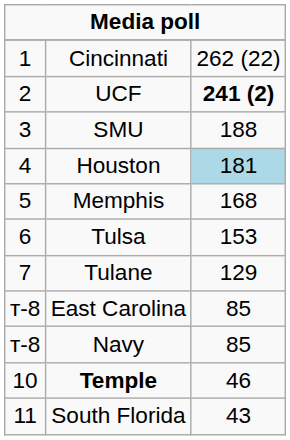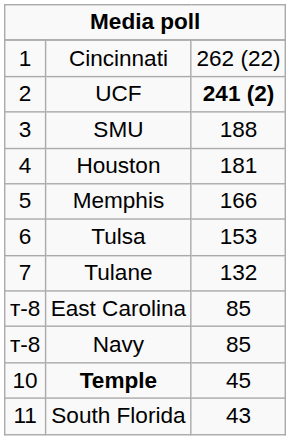(239, 165) lightblue background -> (239, 165) no background
(239, 201) 168 -> (239, 201) 166
(239, 272) 129 -> (239, 272) 132
(239, 380) 46 -> (239, 380) 45
